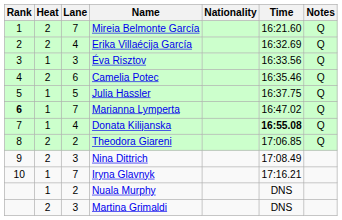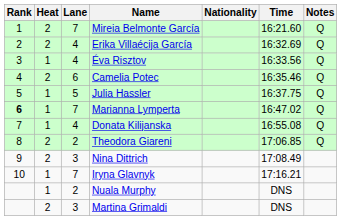(75, 61) 3 -> (75, 61) 4
(282, 126) bold -> (281, 126) normal
